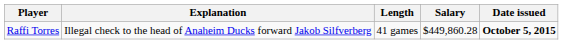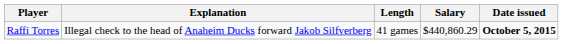(450, 30) $449,860.28 -> (450, 30) $440,860.29
